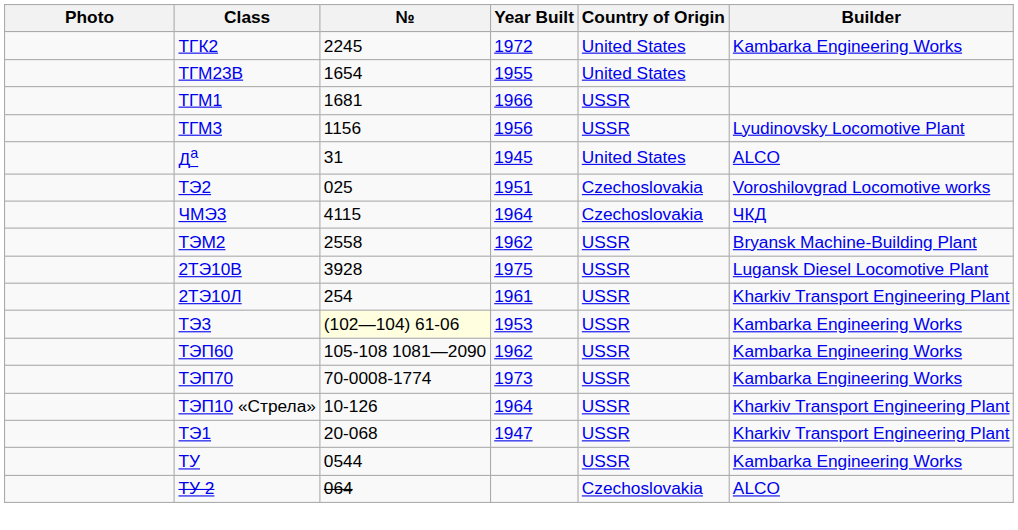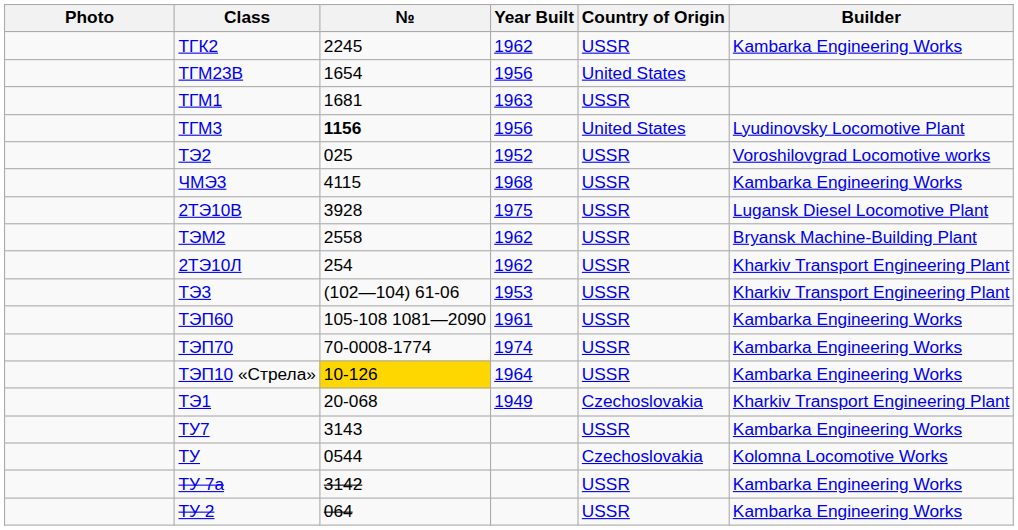(513, 45) 1972 -> (513, 45) 1962
(634, 45) United States -> (606, 45) USSR
(513, 73) 1955 -> (513, 73) 1956
(513, 100) 1966 -> (513, 100) 1963
(342, 127) normal -> (343, 127) bold
(606, 127) USSR -> (634, 127) United States
- row: (188, 157)
(513, 187) 1951 -> (513, 155) 1952
(642, 187) Czechoslovakia -> (606, 155) USSR
(513, 214) 1964 -> (513, 182) 1968
(642, 214) Czechoslovakia -> (606, 182) USSR
(750, 214) ЧКД -> (847, 182) Kambarka Engineering Works
rows swapped: (210, 269) <-> (202, 242)
(513, 296) 1961 -> (513, 264) 1962
(392, 324) lightyellow background -> (392, 292) no background
(847, 324) Kambarka Engineering Works -> (871, 292) Kharkiv Transport Engineering Plant
(513, 351) 1962 -> (513, 319) 1961
(513, 379) 1973 -> (513, 347) 1974
(351, 406) no background -> (351, 374) gold background
(871, 406) Kharkiv Transport Engineering Plant -> (847, 374) Kambarka Engineering Works
(513, 433) 1947 -> (513, 401) 1949
(606, 433) USSR -> (642, 401) Czechoslovakia
+ row: (194, 429)
(606, 461) USSR -> (642, 456) Czechoslovakia
(847, 461) Kambarka Engineering Works -> (840, 456) Kolomna Locomotive Works
+ row: (201, 484)
(642, 488) Czechoslovakia -> (606, 511) USSR
(756, 488) ALCO -> (847, 511) Kambarka Engineering Works
